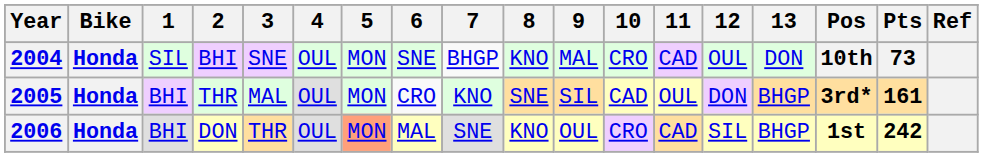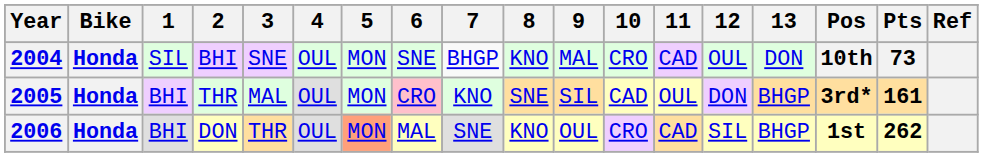(417, 96) no background -> (417, 96) pink background
(903, 133) 242 -> (903, 133) 262
